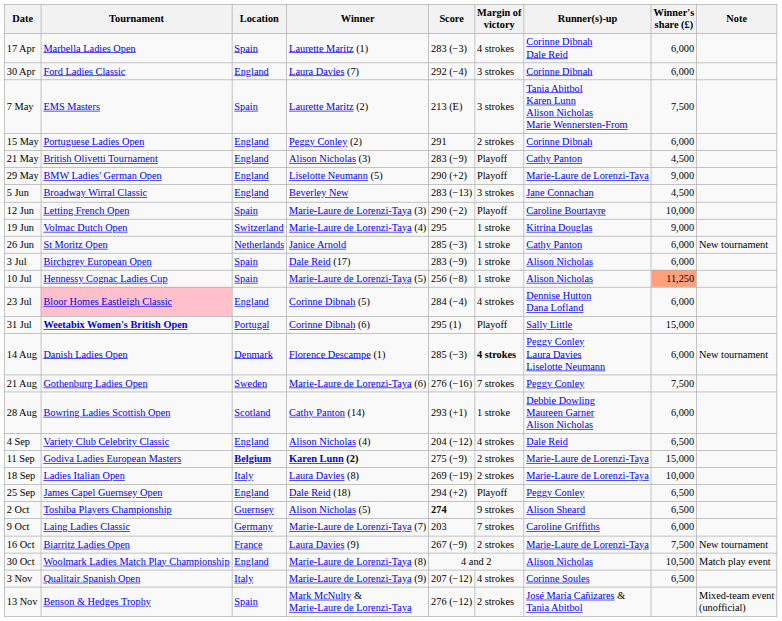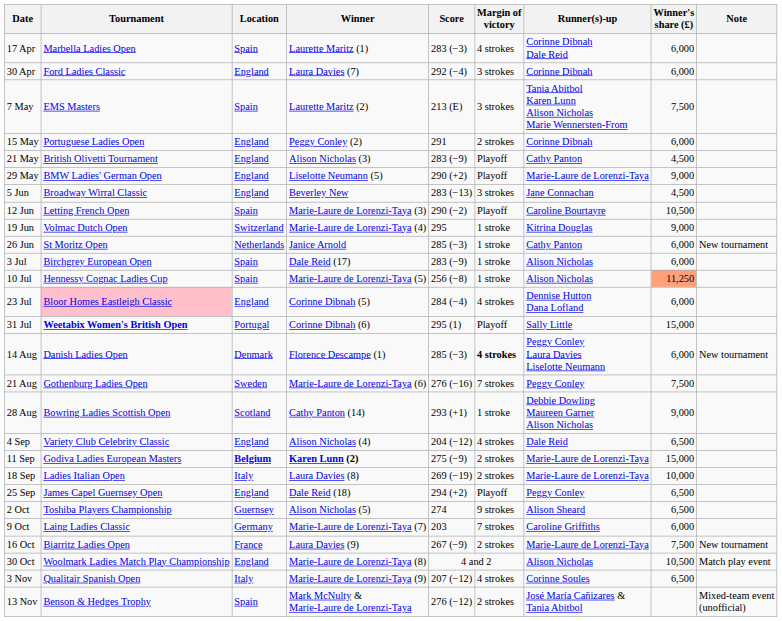(680, 210) 10,000 -> (680, 210) 10,500
(683, 413) 6,000 -> (683, 413) 9,000
(439, 510) bold -> (439, 510) normal
